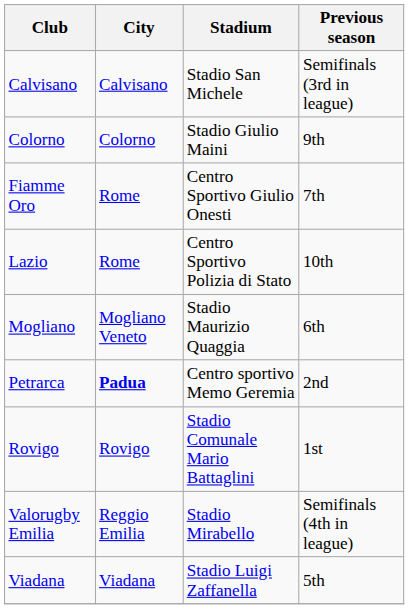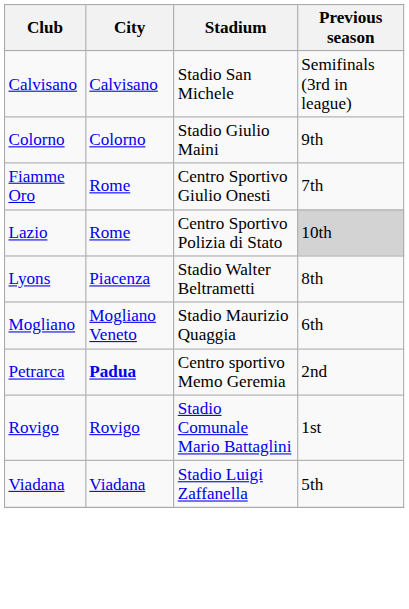(318, 261) no background -> (317, 232) lightgrey background
+ row: (29, 279)
- row: (44, 524)
